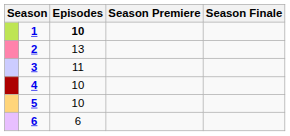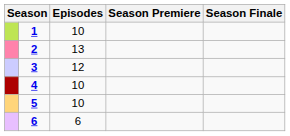(78, 31) bold -> (78, 31) normal
(78, 67) 11 -> (78, 67) 12
